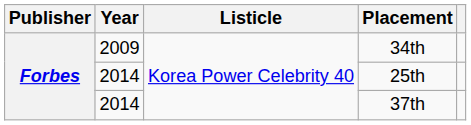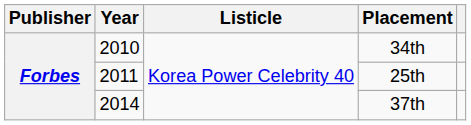(120, 47) 2009 -> (120, 47) 2010
(120, 76) 2014 -> (119, 76) 2011
